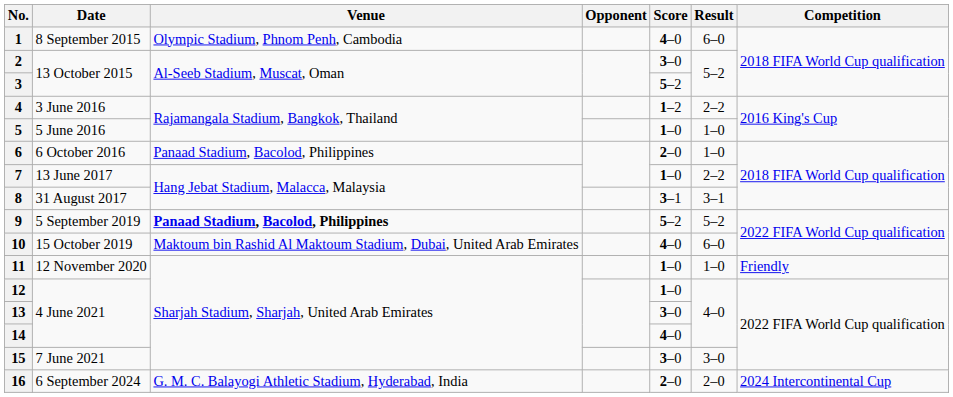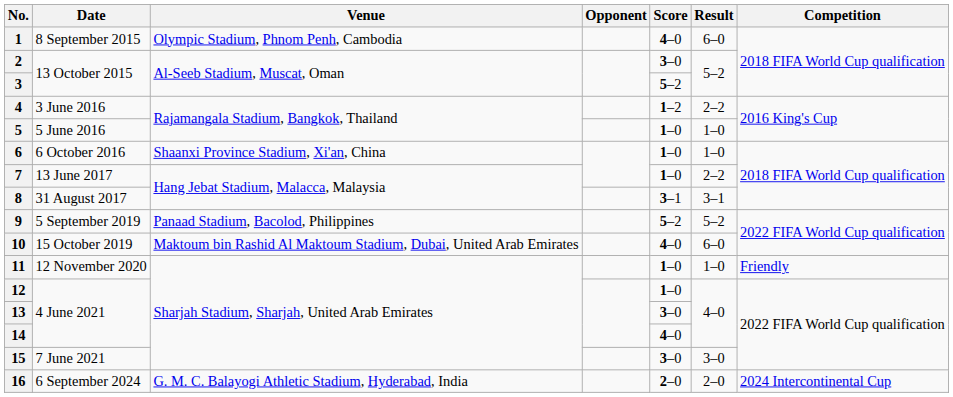(264, 152) Panaad Stadium, Bacolod, Philippines -> (270, 152) Shaanxi Province Stadium, Xi'an, China
(671, 152) 2–0 -> (671, 152) 1–0
(271, 221) bold -> (264, 221) normal
